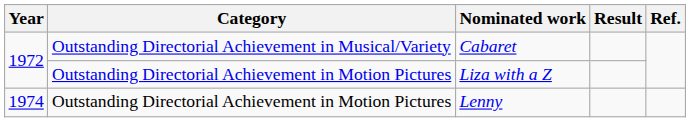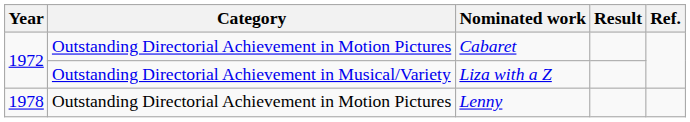(251, 46) Outstanding Directorial Achievement in Musical/Variety -> (252, 46) Outstanding Directorial Achievement in Motion Pictures
(252, 74) Outstanding Directorial Achievement in Motion Pictures -> (251, 74) Outstanding Directorial Achievement in Musical/Variety
(26, 102) 1974 -> (26, 102) 1978
